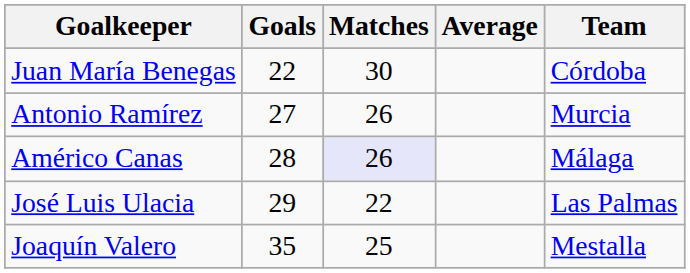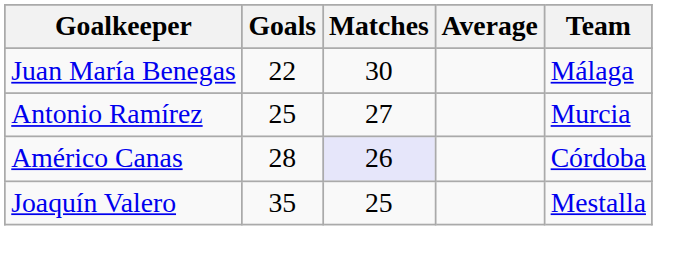(598, 70) Córdoba -> (592, 70) Málaga
(282, 114) 27 -> (282, 114) 25
(379, 114) 26 -> (379, 114) 27
(592, 158) Málaga -> (598, 158) Córdoba
- row: (103, 202)
